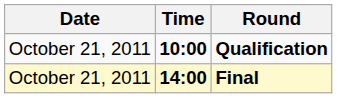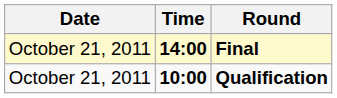rows swapped: (272, 48) <-> (237, 78)
